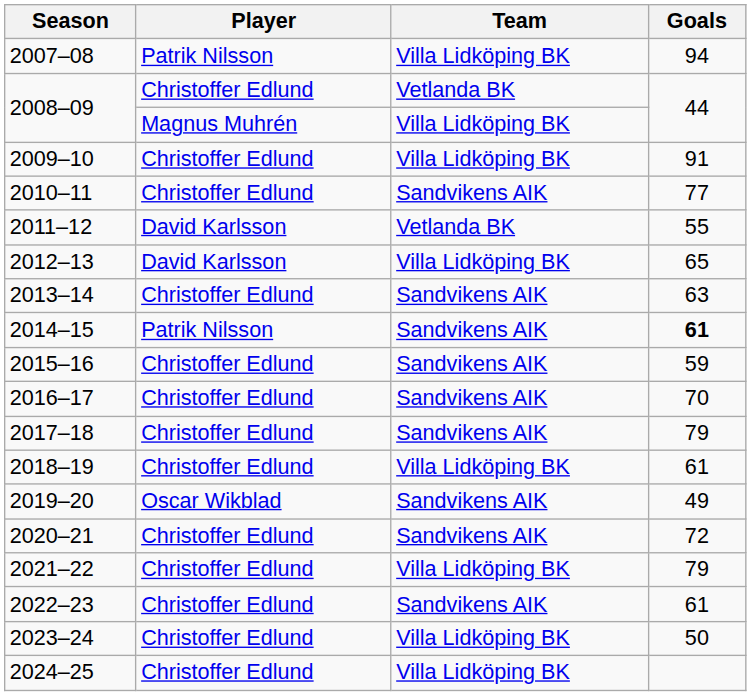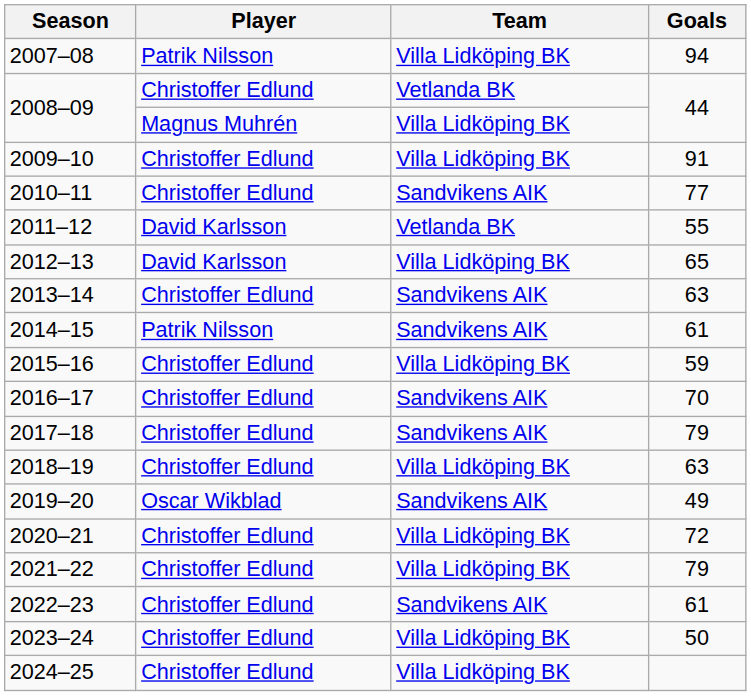(697, 329) bold -> (697, 329) normal
(472, 364) Sandvikens AIK -> (483, 364) Villa Lidköping BK
(697, 466) 61 -> (697, 466) 63
(472, 535) Sandvikens AIK -> (483, 535) Villa Lidköping BK
